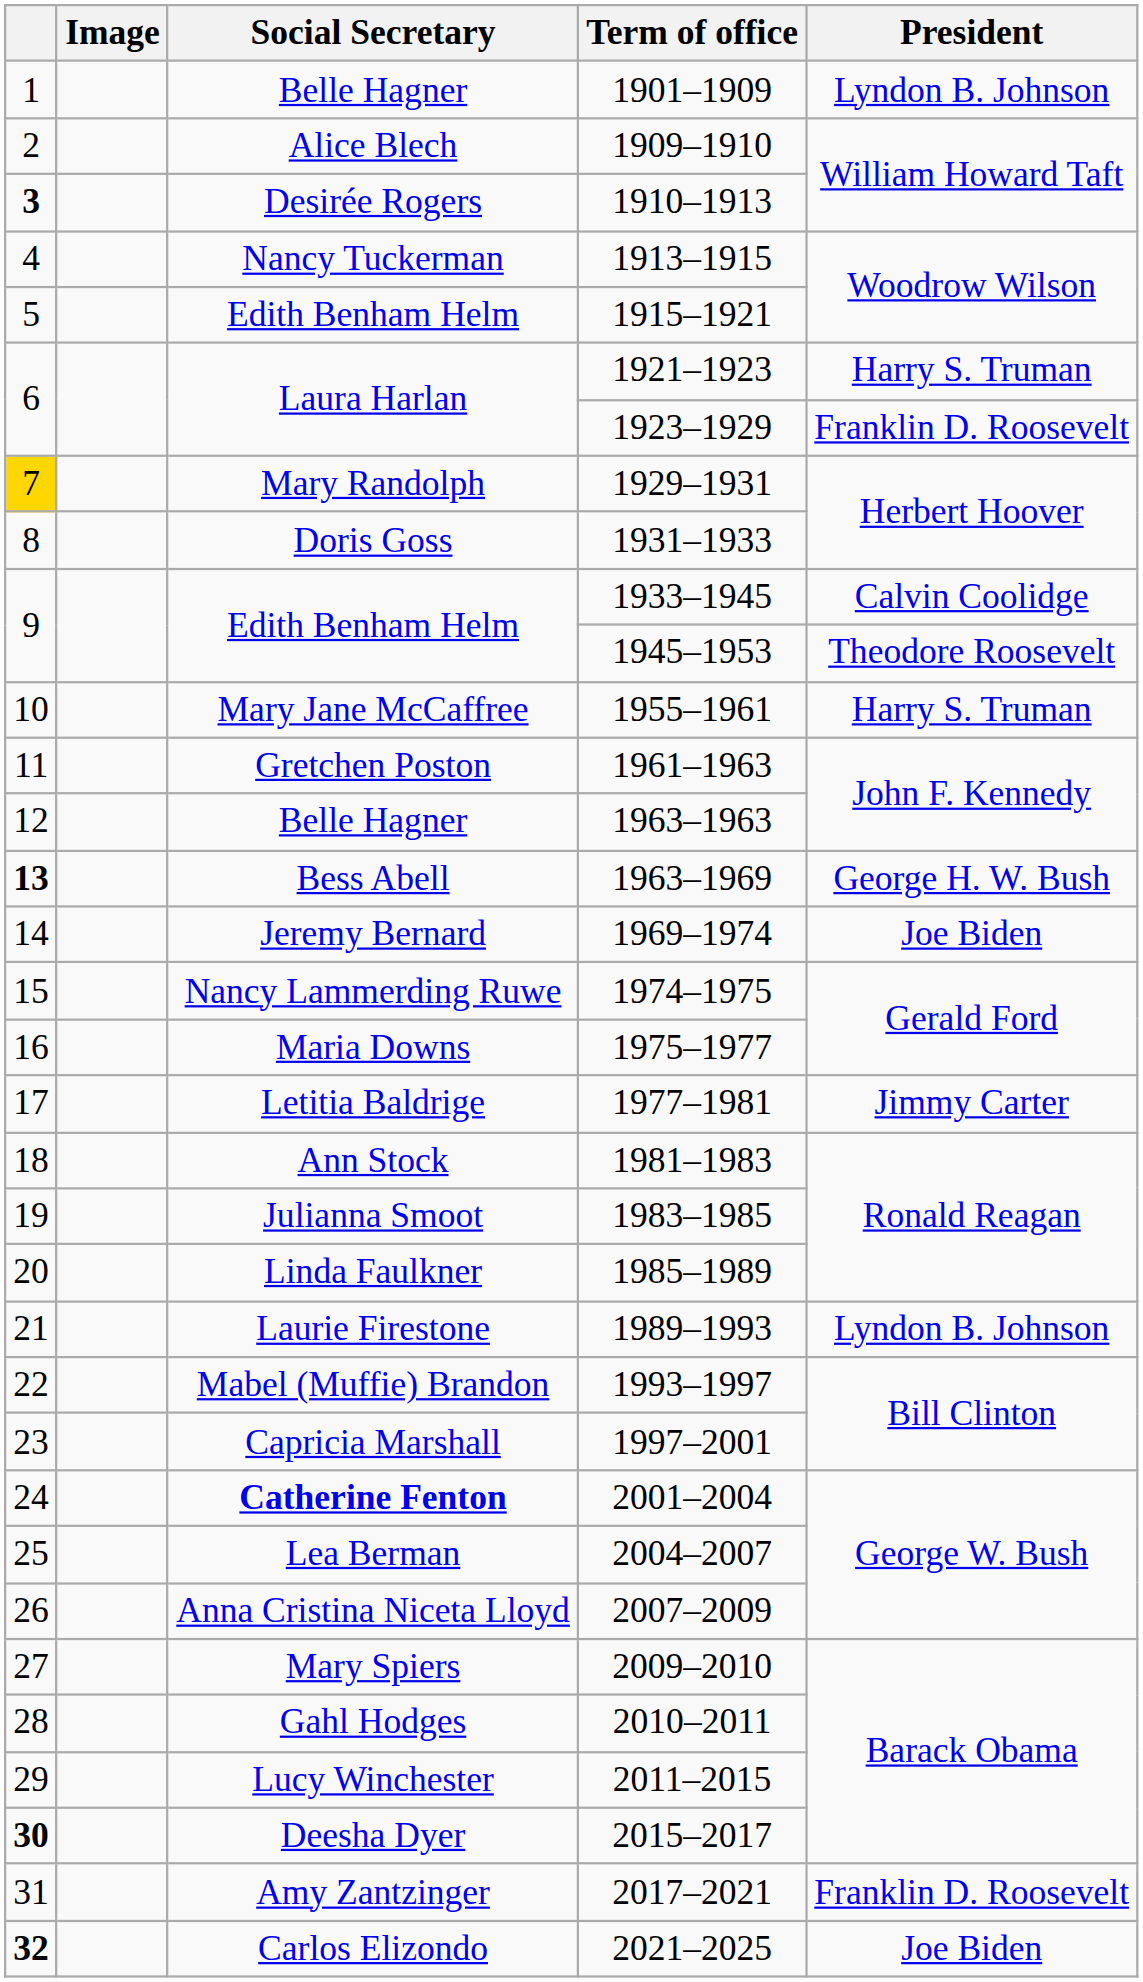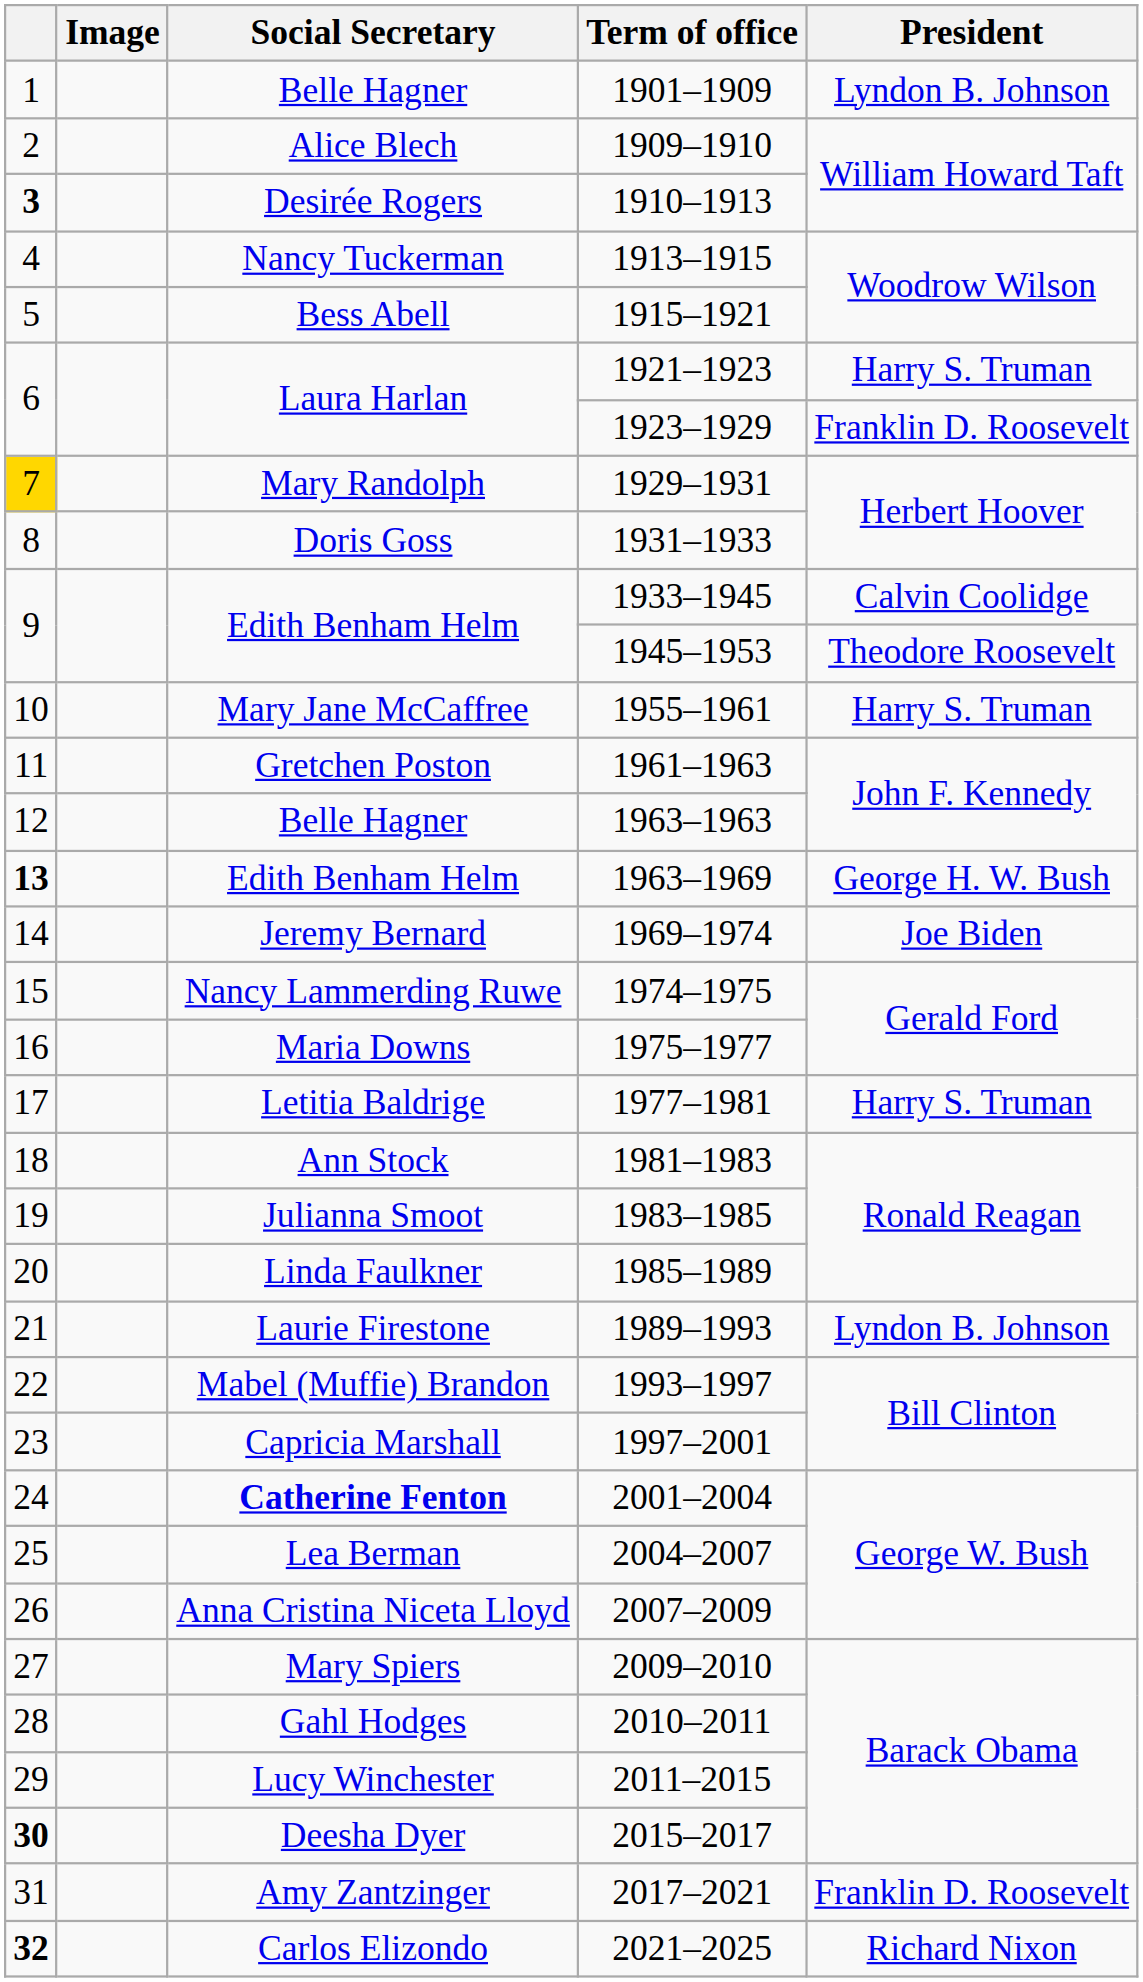(373, 314) Edith Benham Helm -> (373, 314) Bess Abell
(373, 877) Bess Abell -> (373, 877) Edith Benham Helm
(972, 1102) Jimmy Carter -> (972, 1102) Harry S. Truman
(972, 1947) Joe Biden -> (972, 1947) Richard Nixon
